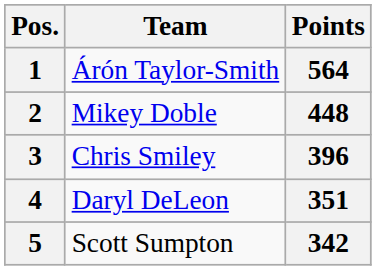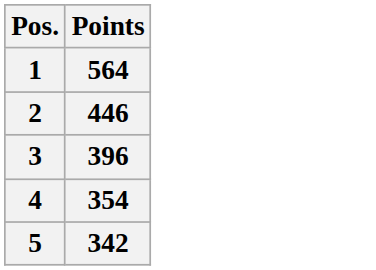- column: (175, 26)
(328, 112) 448 -> (108, 112) 446
(328, 199) 351 -> (108, 199) 354
